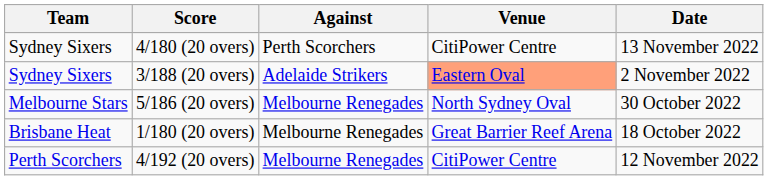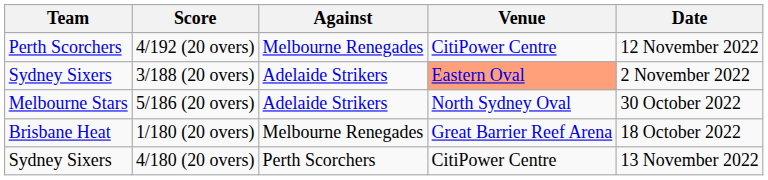rows swapped: (195, 160) <-> (195, 47)
(343, 103) Melbourne Renegades -> (325, 103) Adelaide Strikers
